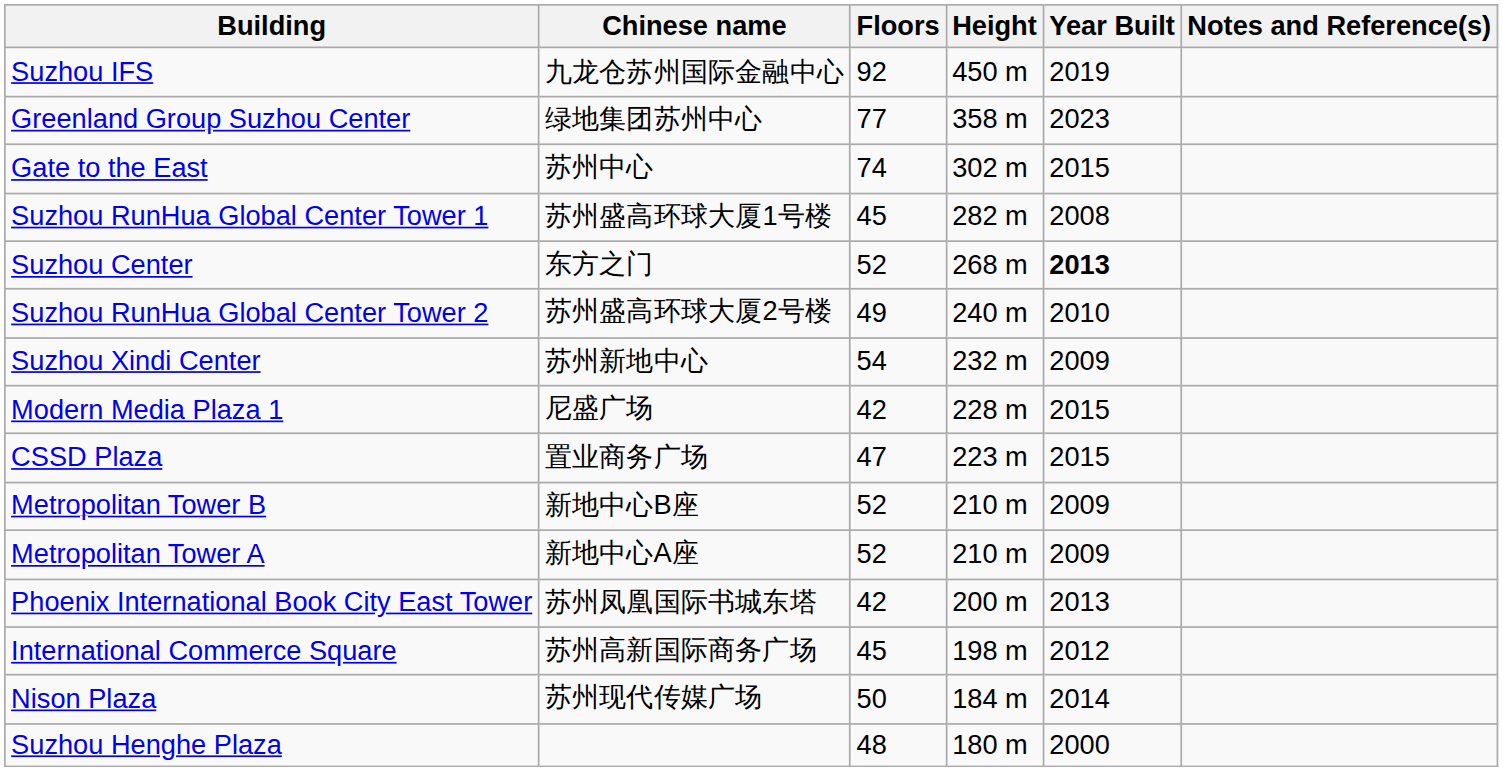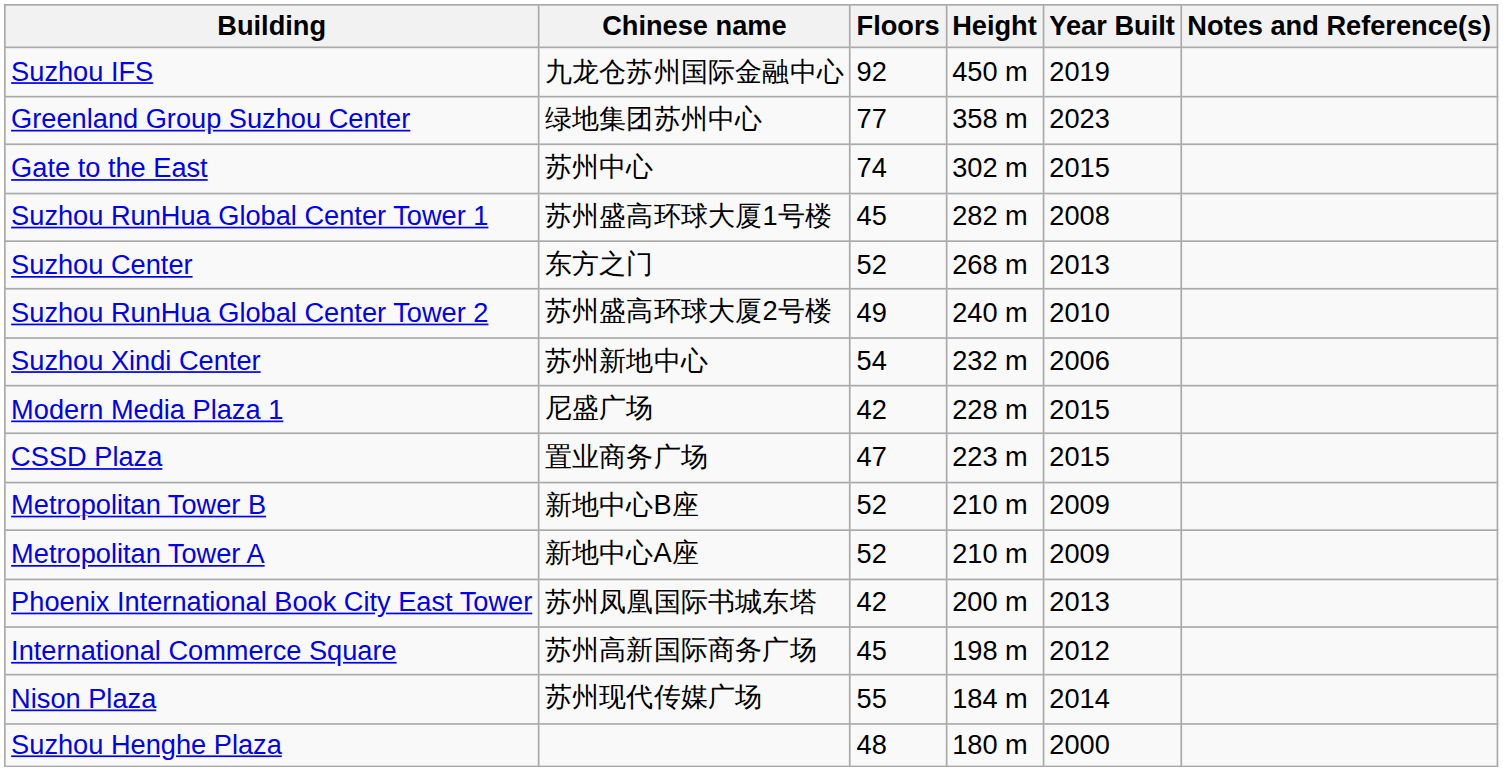(1080, 264) bold -> (1080, 264) normal
(1080, 361) 2009 -> (1080, 361) 2006
(872, 698) 50 -> (872, 698) 55
